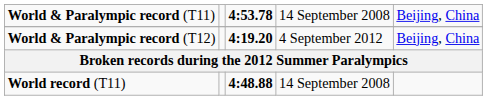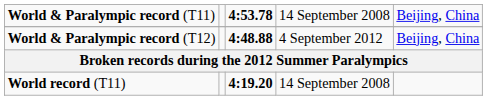(251, 38) 4:19.20 -> (251, 38) 4:48.88
(251, 83) 4:48.88 -> (251, 83) 4:19.20
